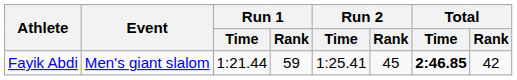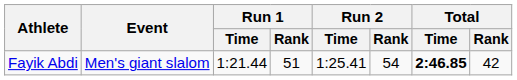(292, 63) 59 -> (292, 63) 51
(391, 63) 45 -> (391, 63) 54
